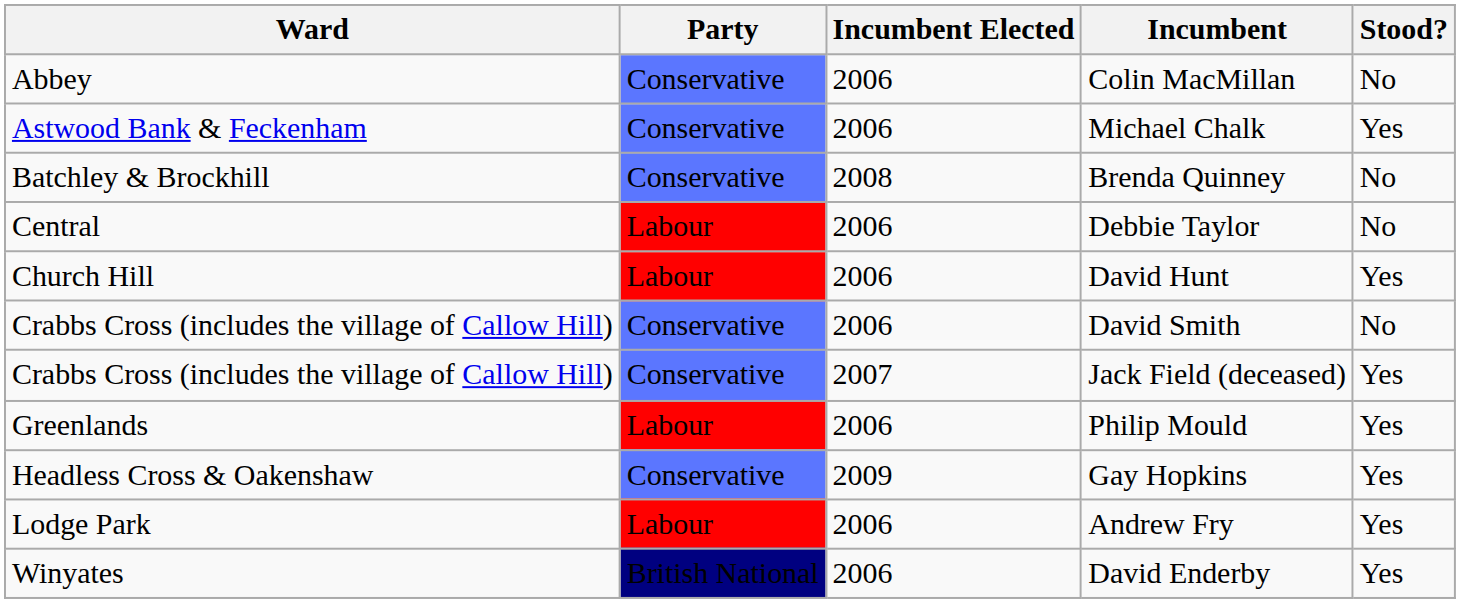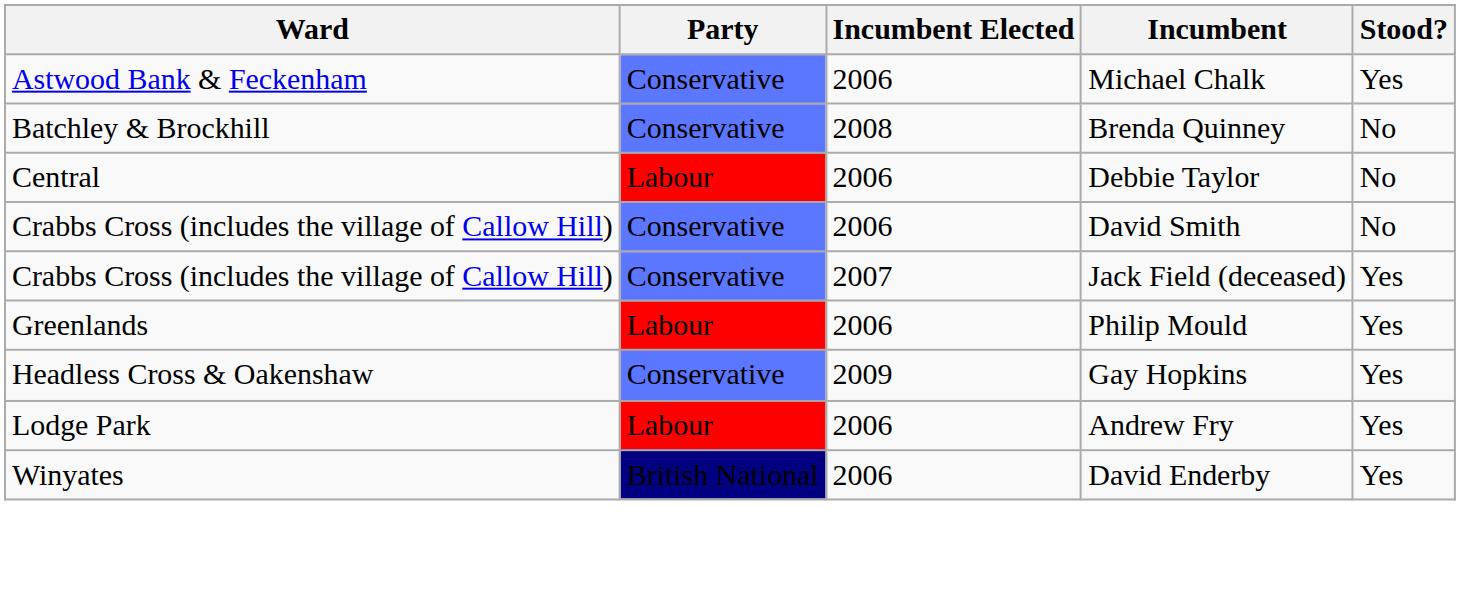- row: (1192, 78)
- row: (1159, 276)
